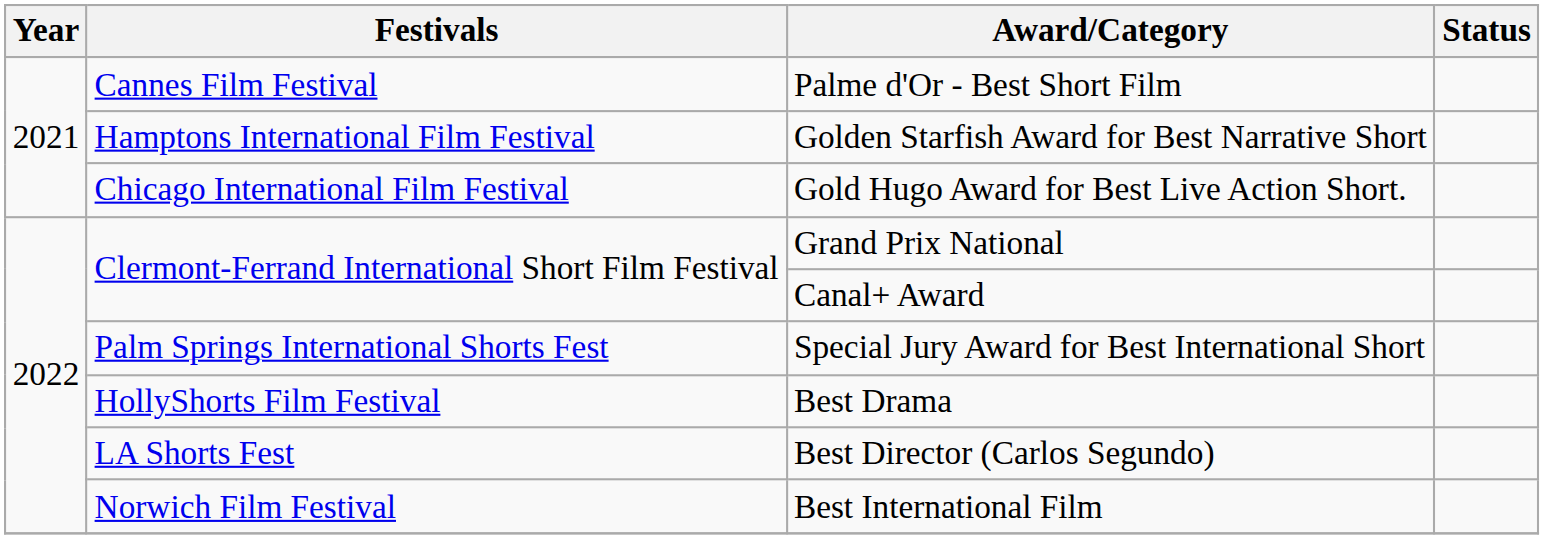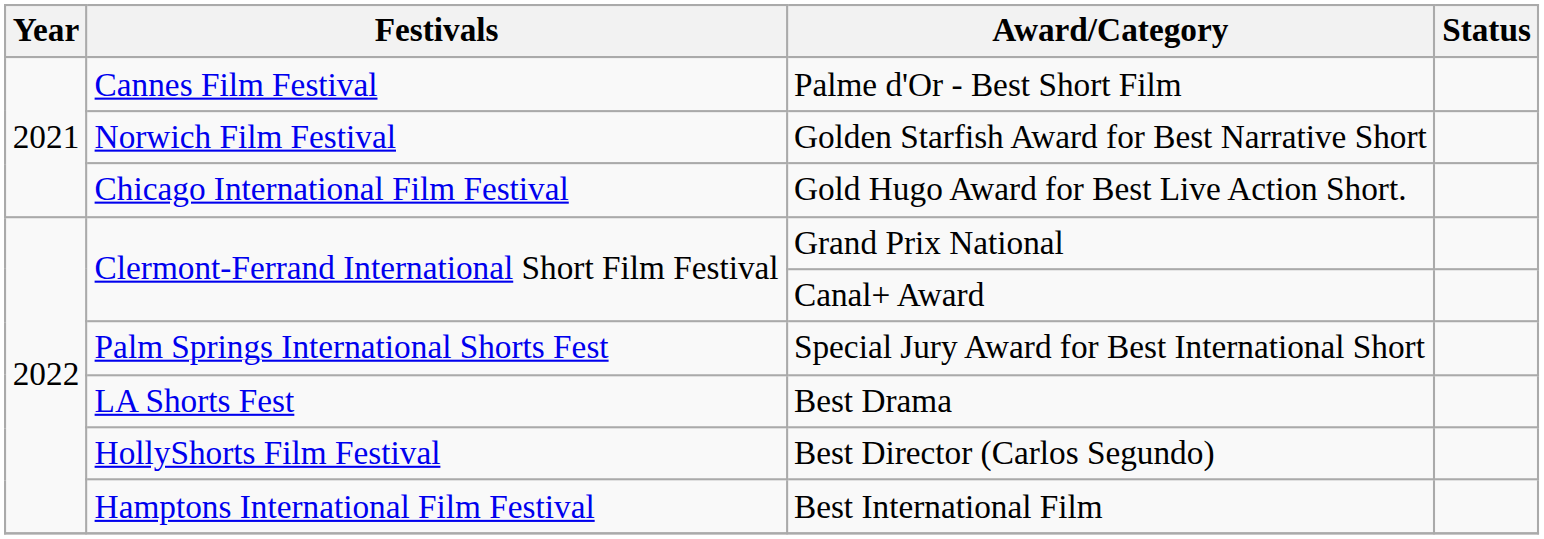(345, 136) Hamptons International Film Festival -> (245, 136) Norwich Film Festival
(268, 400) HollyShorts Film Festival -> (194, 400) LA Shorts Fest
(194, 453) LA Shorts Fest -> (268, 453) HollyShorts Film Festival
(245, 505) Norwich Film Festival -> (345, 505) Hamptons International Film Festival
